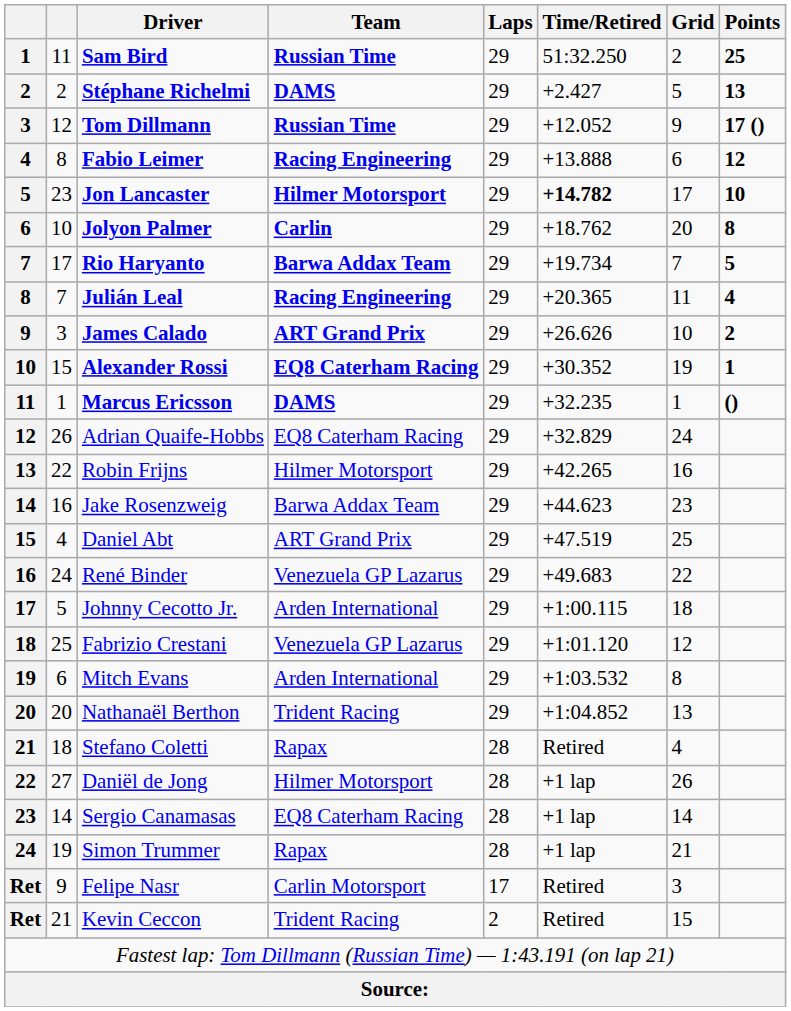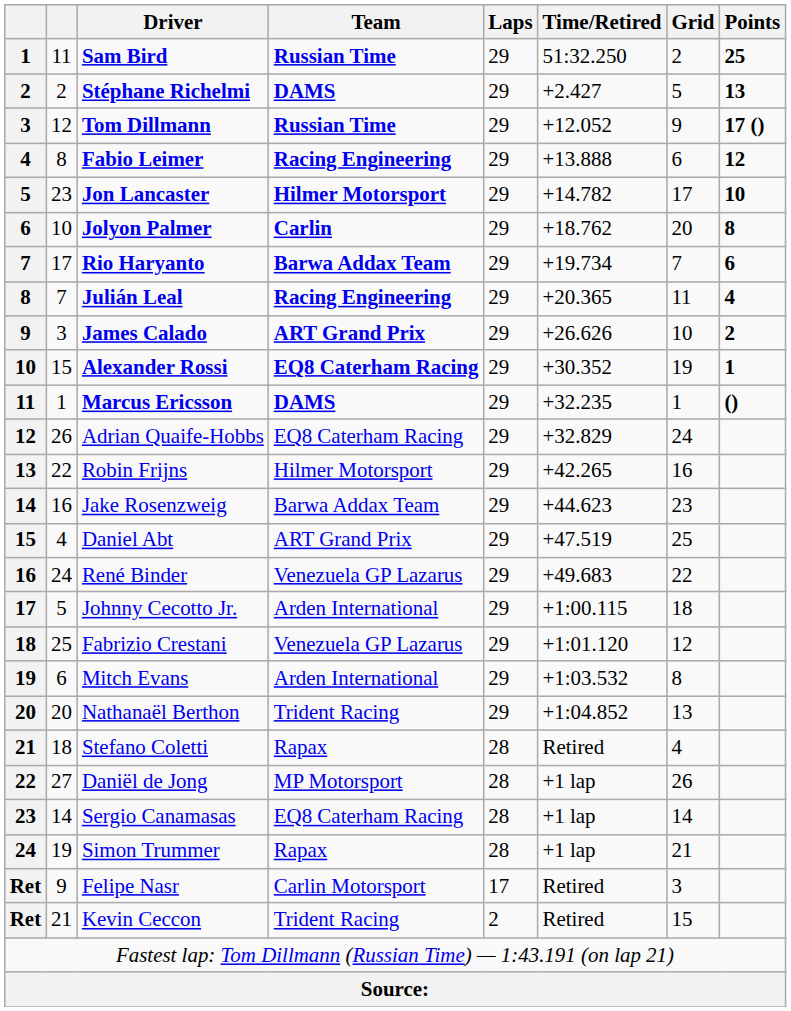(577, 194) bold -> (577, 194) normal
(730, 263) 5 -> (730, 263) 6
(353, 781) Hilmer Motorsport -> (338, 781) MP Motorsport
